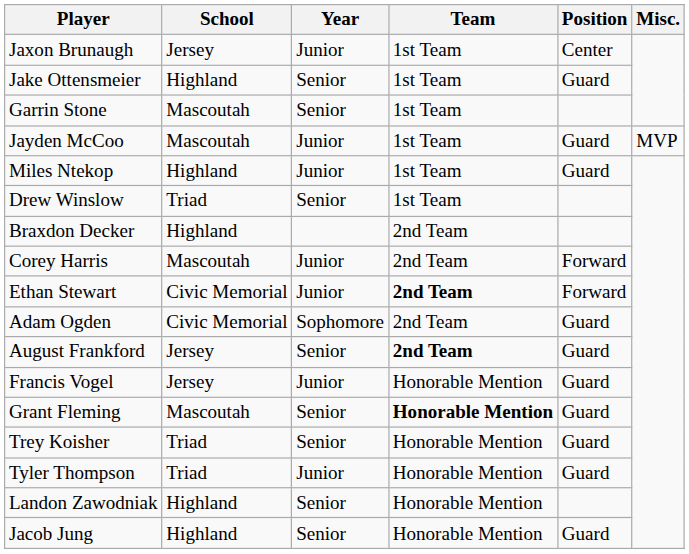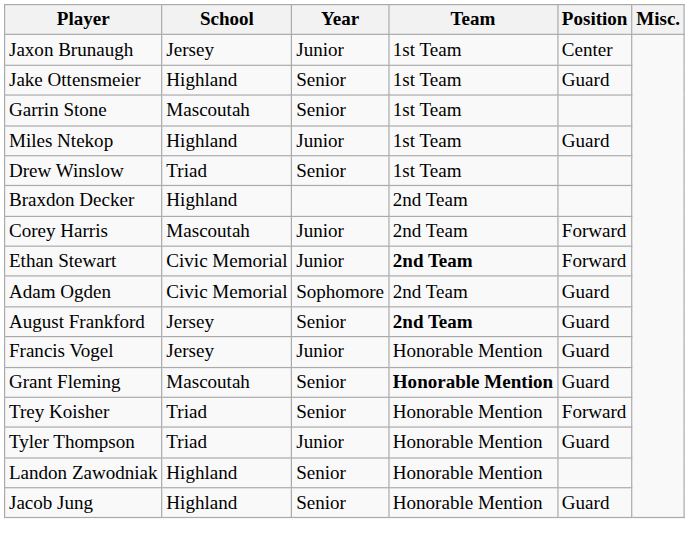- row: (66, 140)
(586, 442) Guard -> (594, 412) Forward
